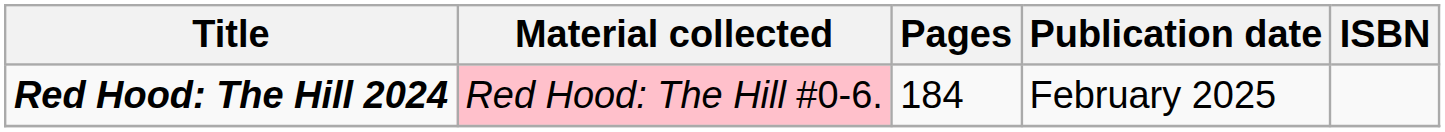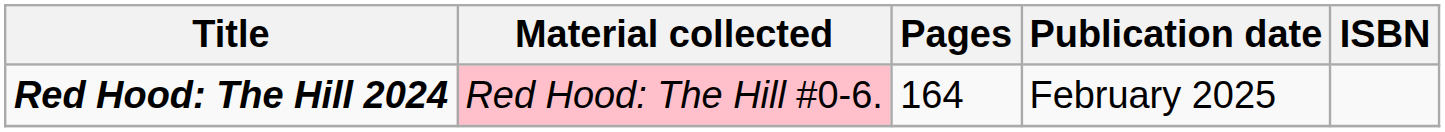(932, 94) 184 -> (932, 94) 164
